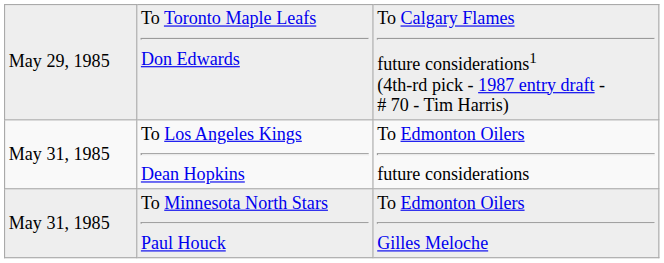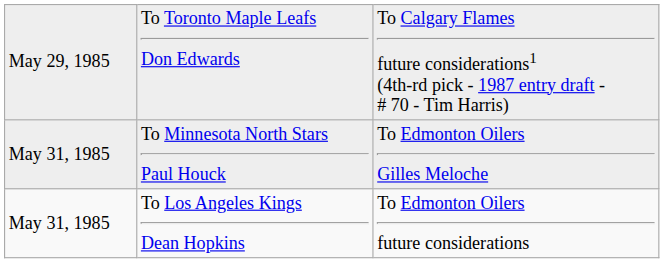rows swapped: (255, 154) <-> (255, 223)
